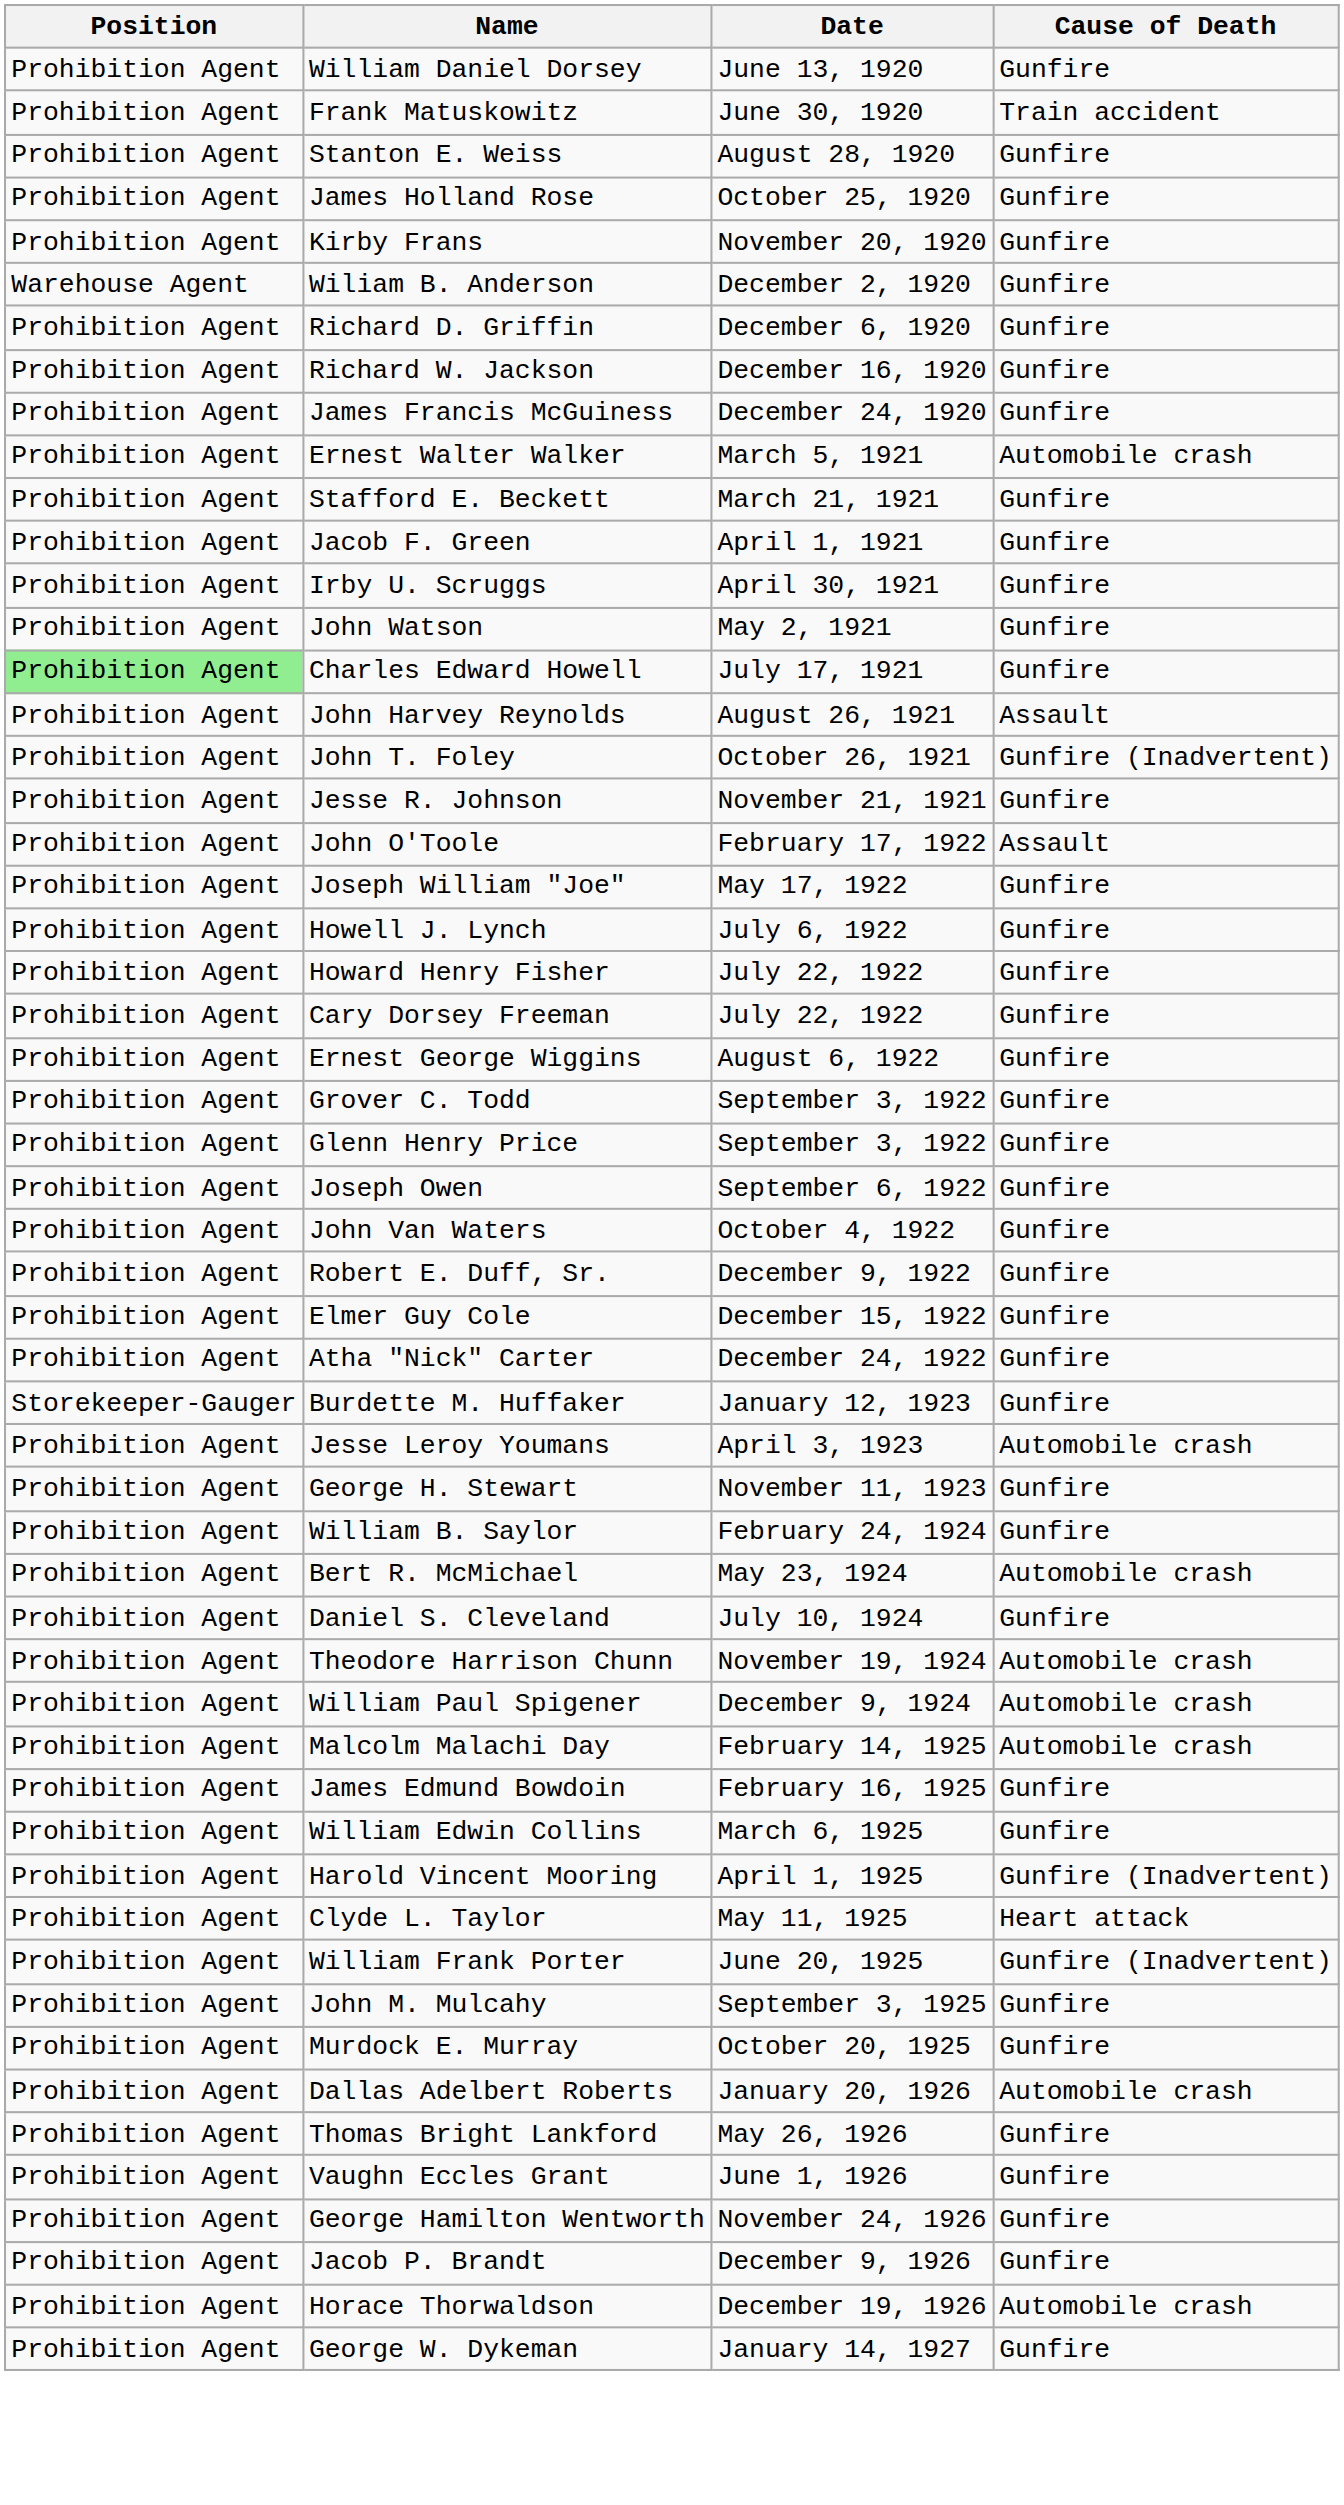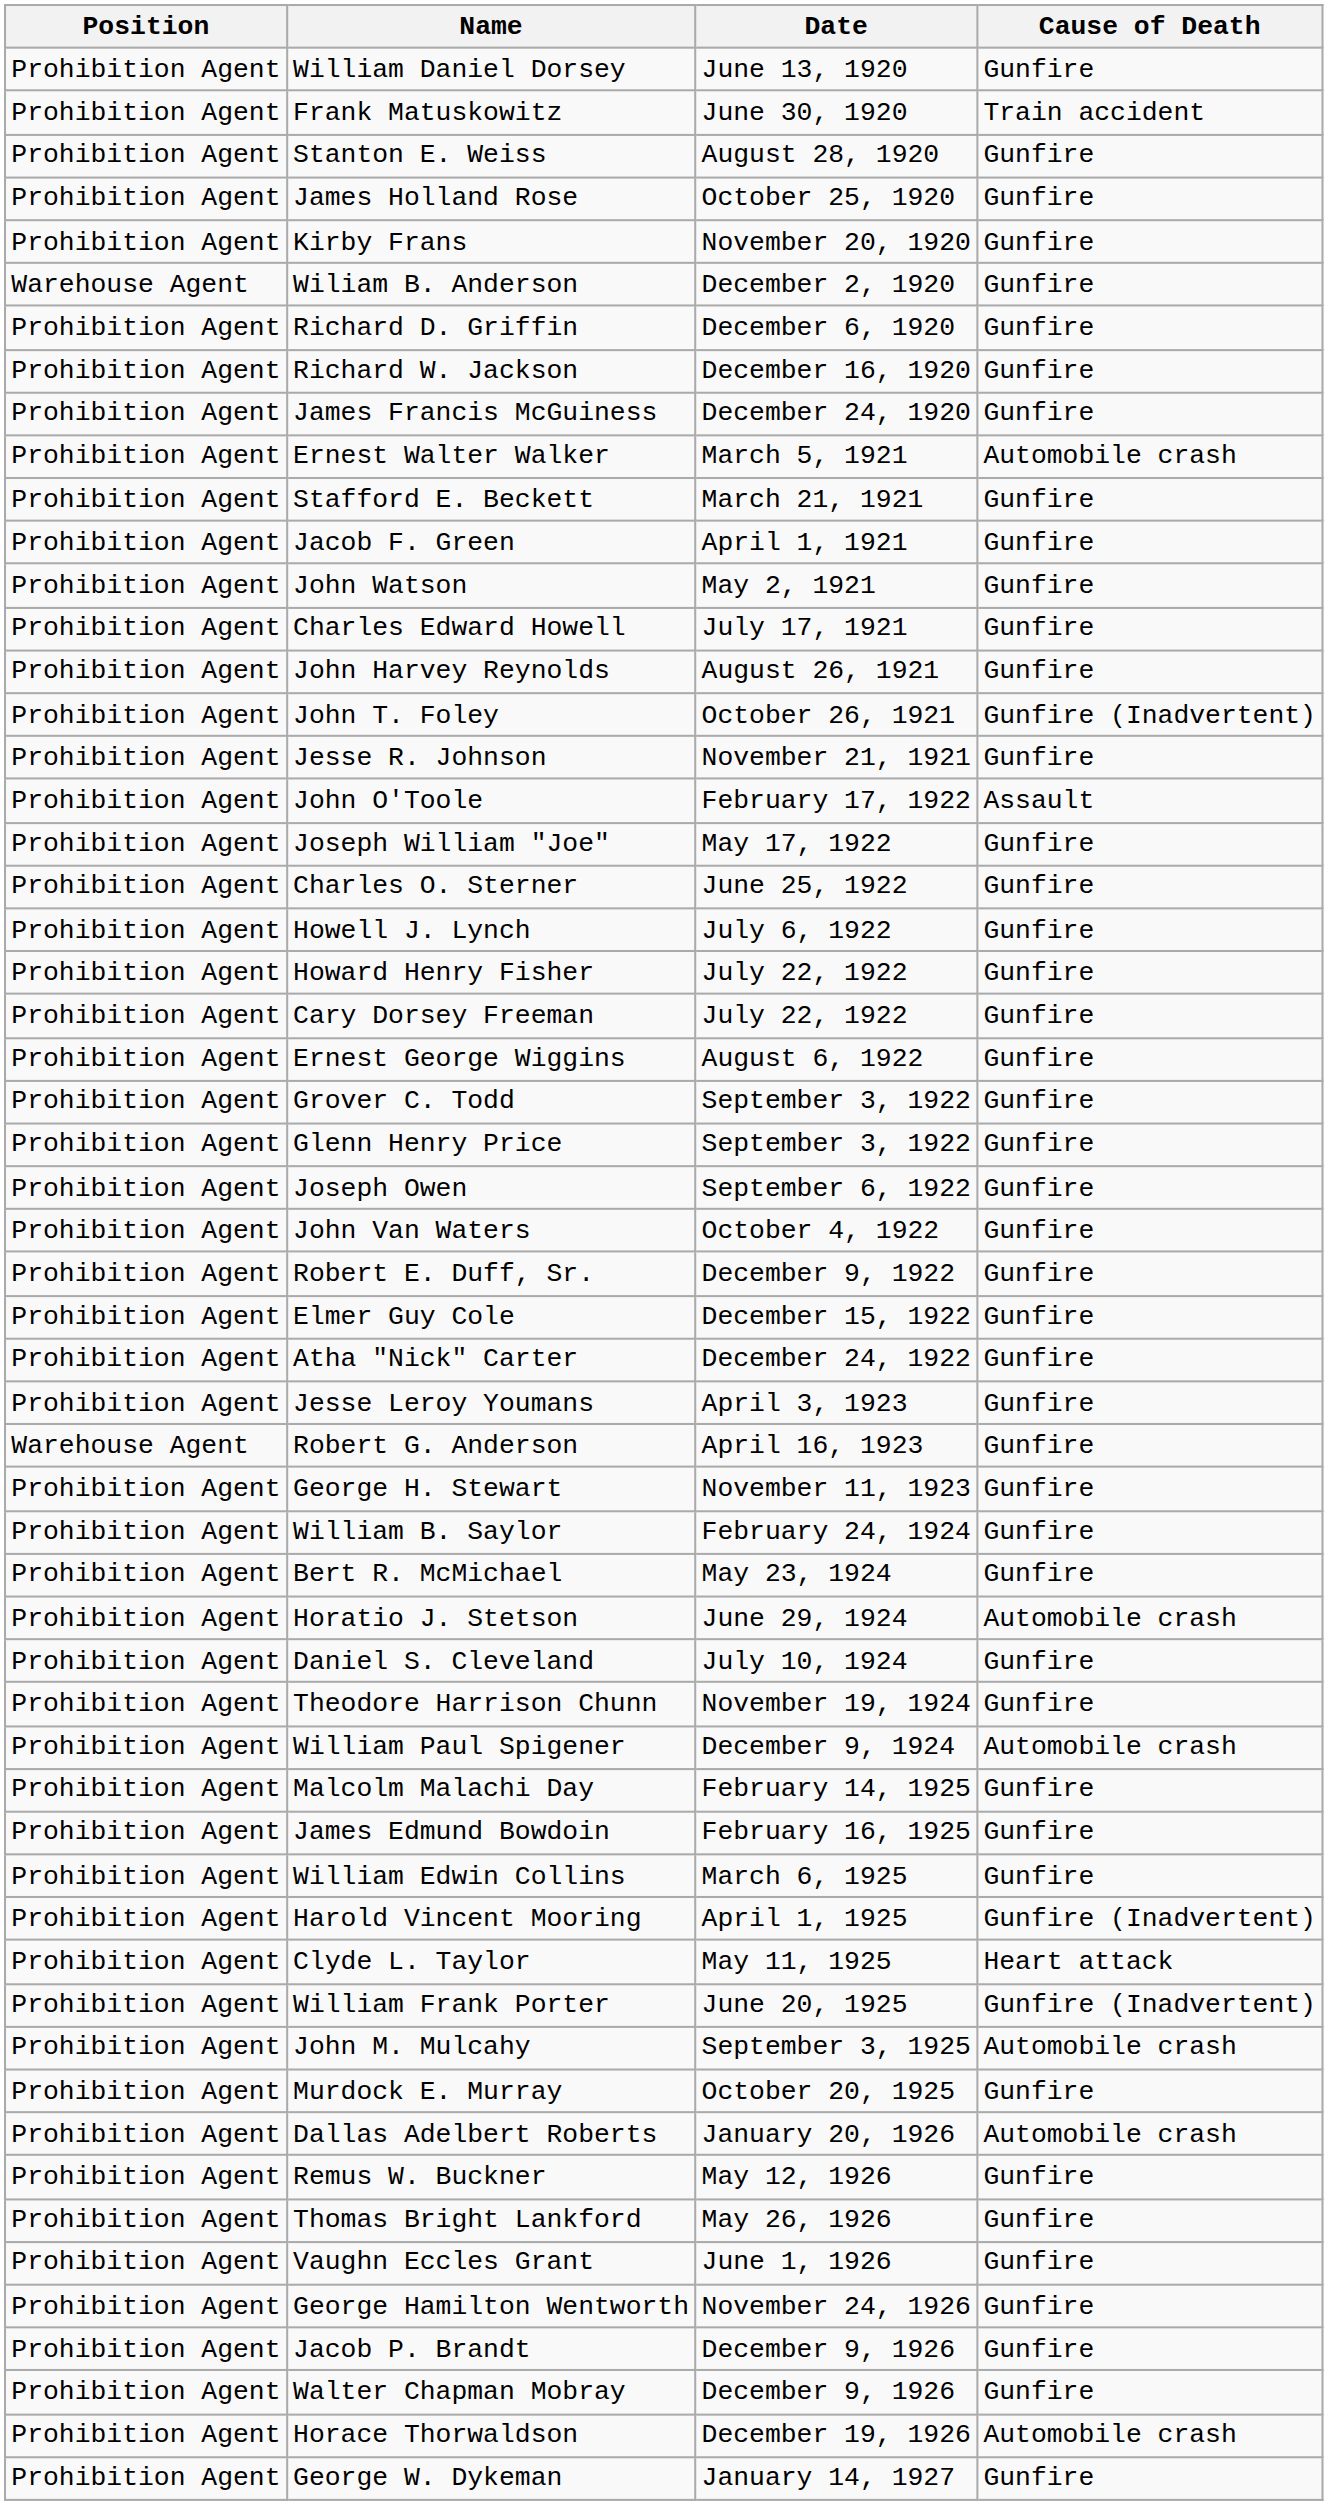- row: (428, 586)
(146, 672) lightgreen background -> (146, 629) no background
(1055, 715) Assault -> (1039, 672) Gunfire
+ row: (436, 887)
- row: (467, 1403)
(1126, 1446) Automobile crash -> (1039, 1403) Gunfire
+ row: (436, 1446)
(1126, 1575) Automobile crash -> (1039, 1575) Gunfire
+ row: (436, 1618)
(1126, 1661) Automobile crash -> (1039, 1704) Gunfire
(1126, 1747) Automobile crash -> (1039, 1790) Gunfire
(1055, 2005) Gunfire -> (1110, 2048) Automobile crash
+ row: (420, 2177)
+ row: (459, 2392)
